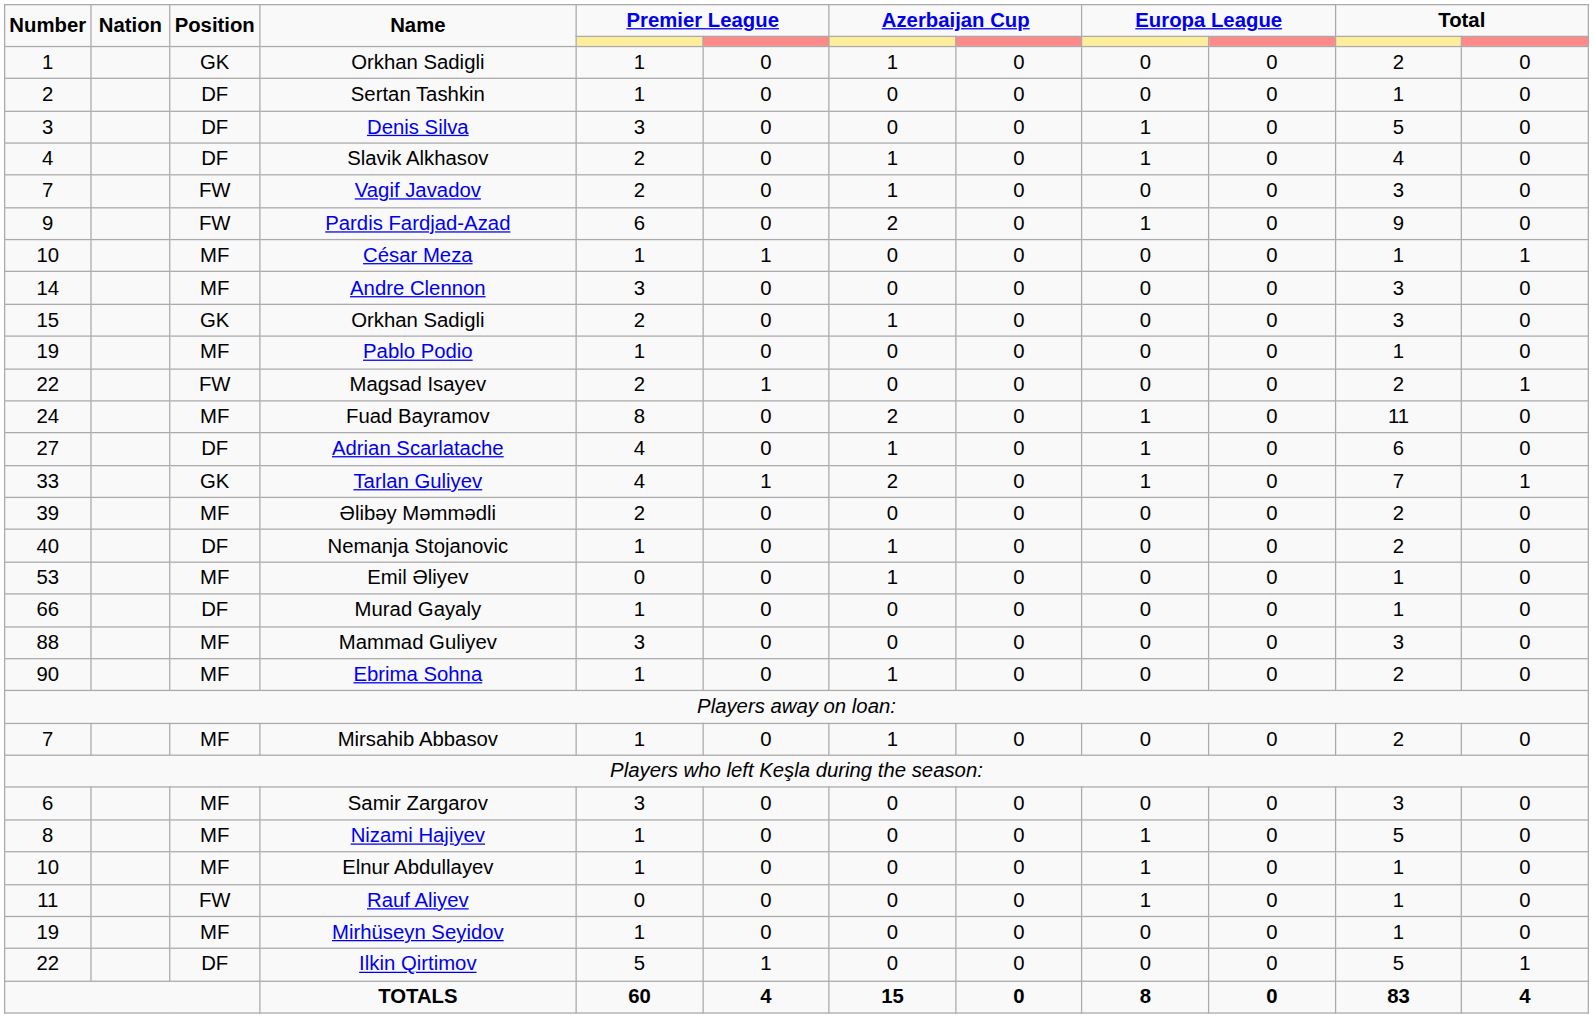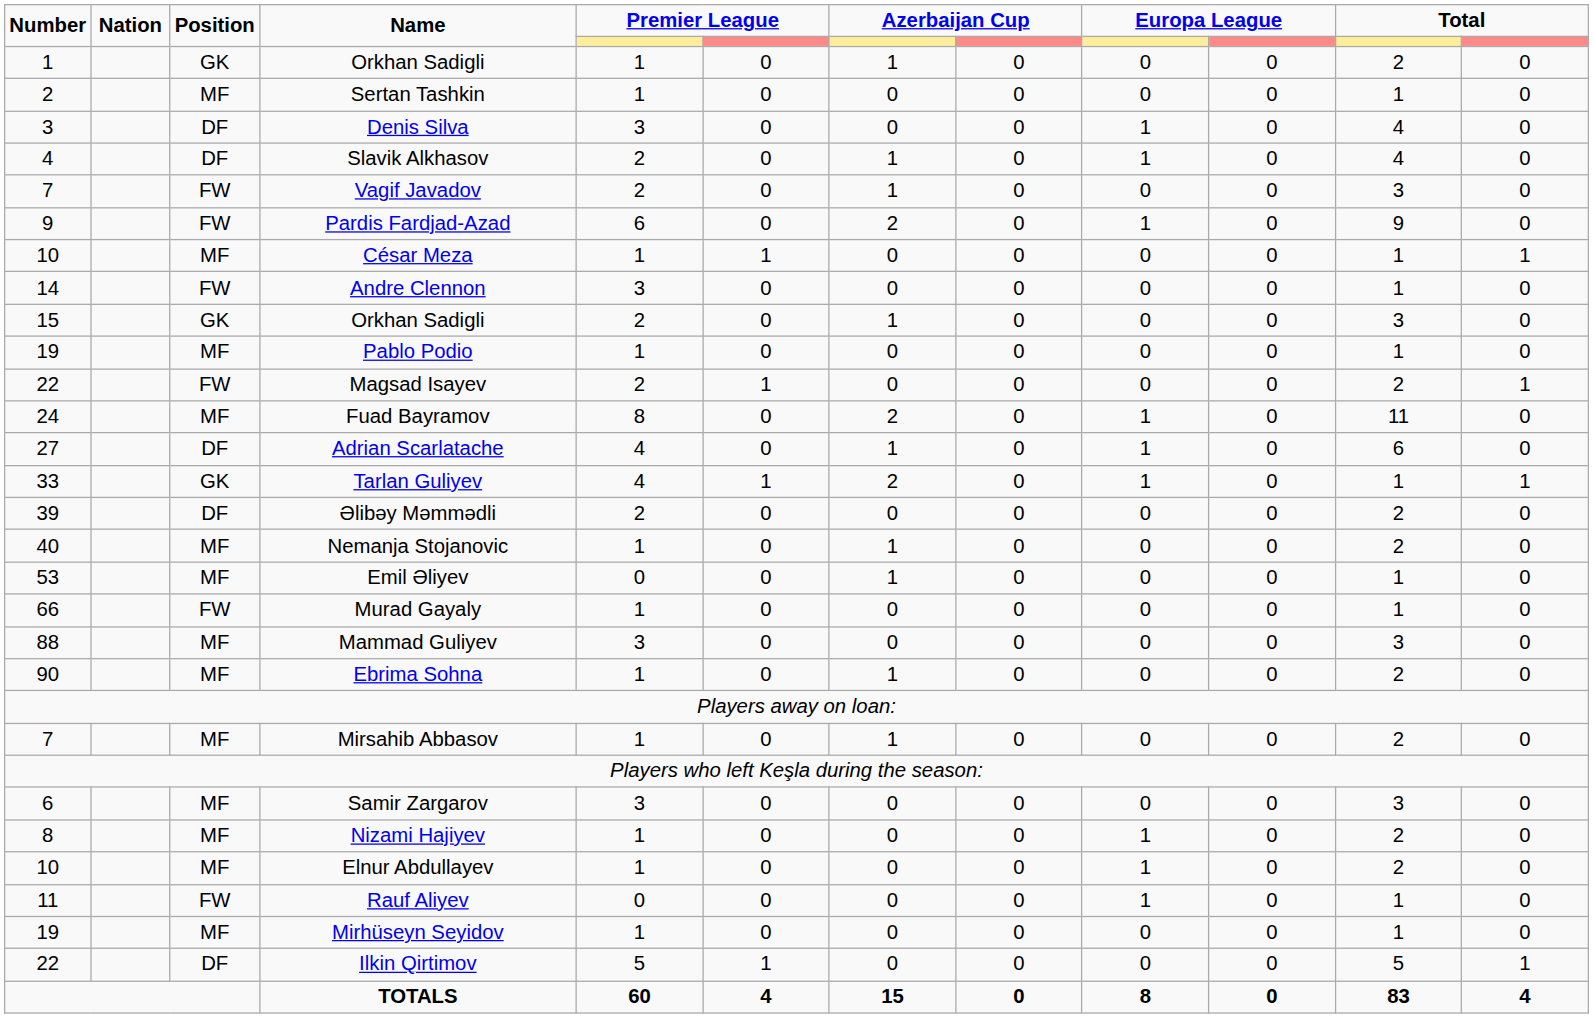(215, 94) DF -> (215, 94) MF
(1398, 126) 5 -> (1398, 126) 4
(215, 287) MF -> (215, 287) FW
(1398, 287) 3 -> (1398, 287) 1
(1398, 481) 7 -> (1398, 481) 1
(215, 513) MF -> (215, 513) DF
(215, 545) DF -> (215, 545) MF
(215, 610) DF -> (215, 610) FW
(1398, 835) 5 -> (1398, 835) 2
(1398, 867) 1 -> (1398, 867) 2
